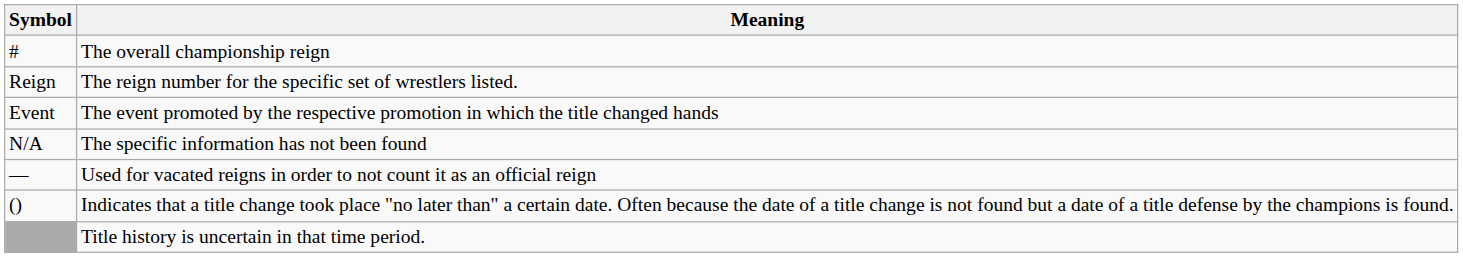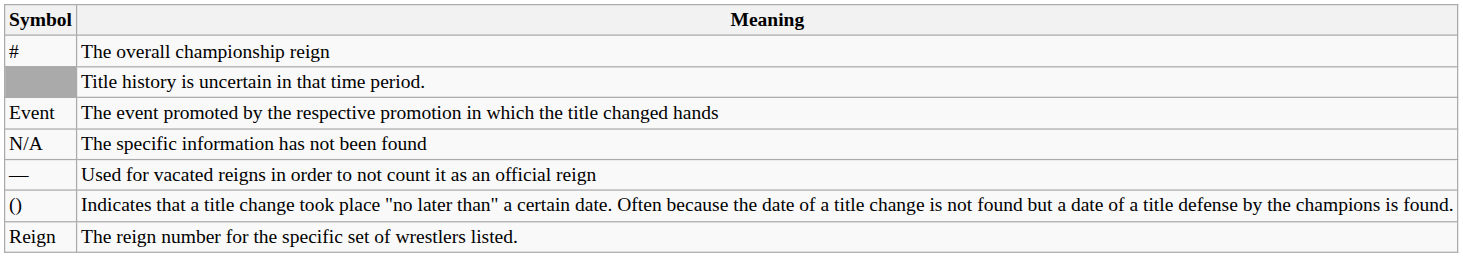rows swapped: (299, 81) <-> (253, 236)
